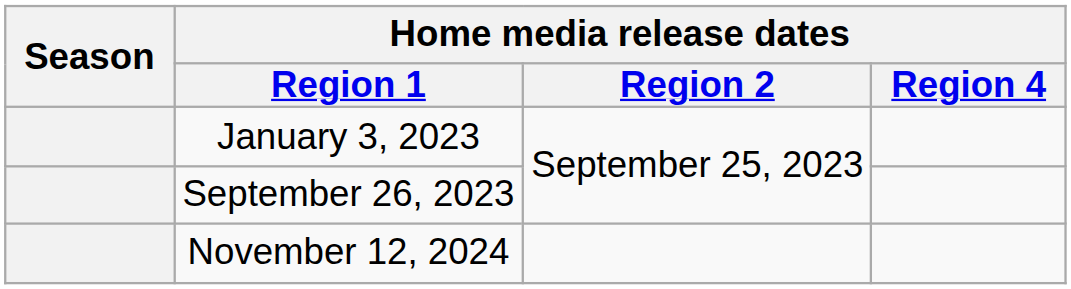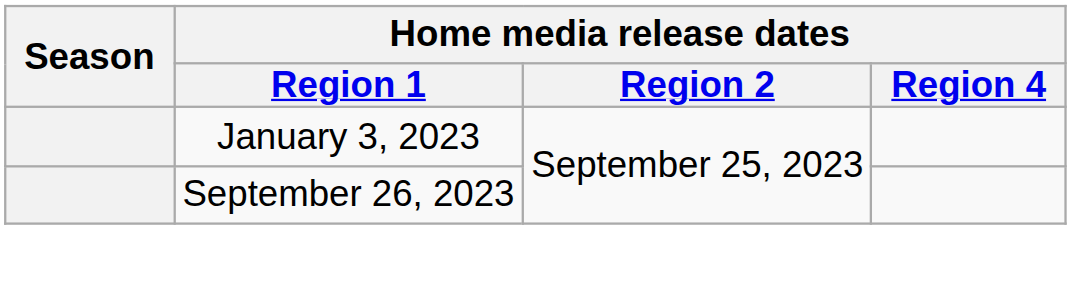- row: (348, 252)
